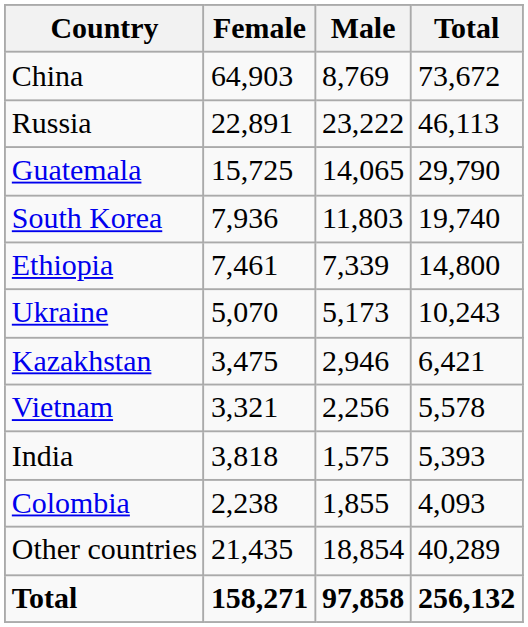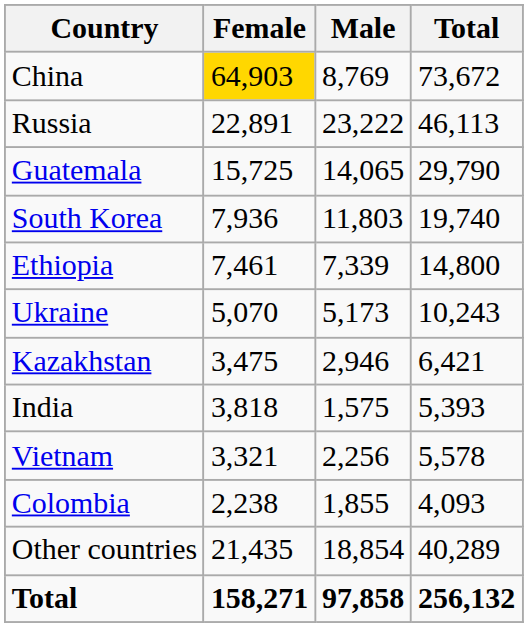(252, 75) no background -> (252, 75) gold background
rows swapped: (62, 407) <-> (43, 455)
